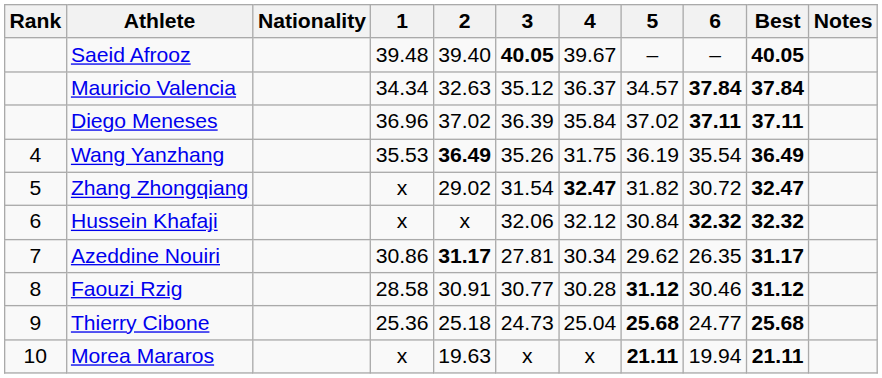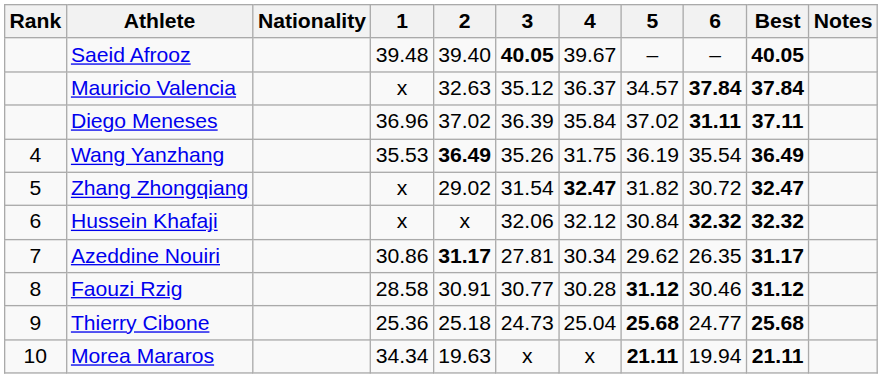(402, 88) 34.34 -> (402, 88) x
(715, 121) 37.11 -> (715, 121) 31.11
(402, 356) x -> (402, 356) 34.34
